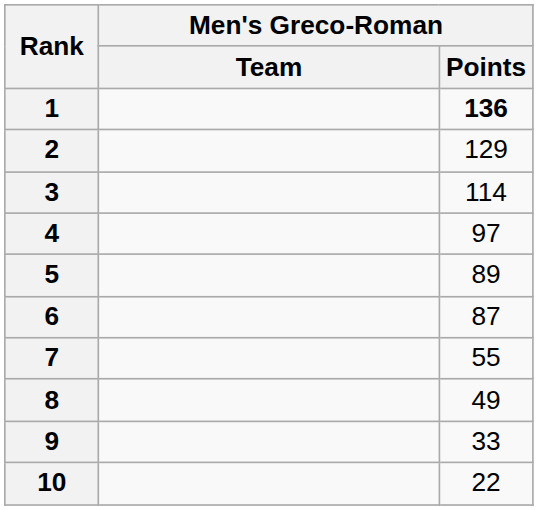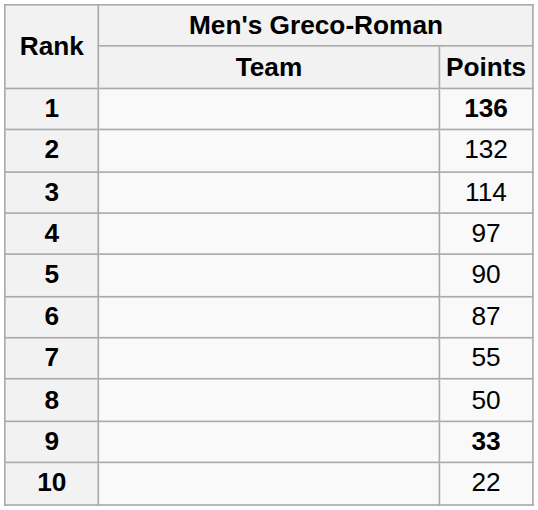(486, 150) 129 -> (486, 150) 132
(486, 274) 89 -> (486, 274) 90
(486, 399) 49 -> (486, 399) 50
(486, 441) normal -> (486, 441) bold
